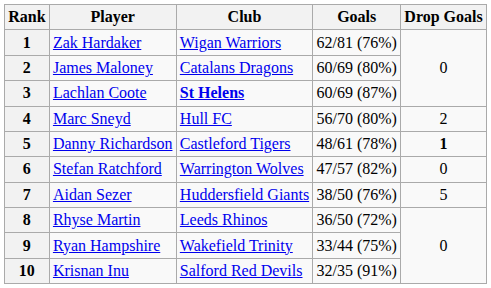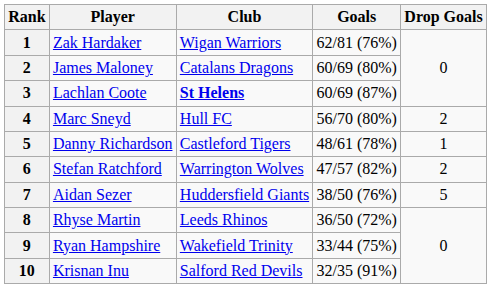(444, 144) bold -> (444, 144) normal
(444, 169) 0 -> (444, 169) 2
